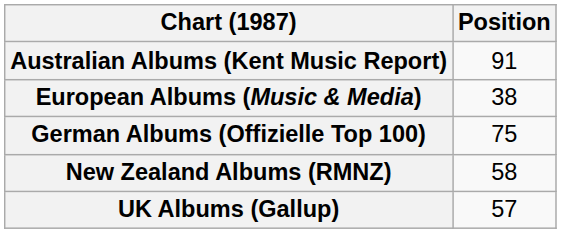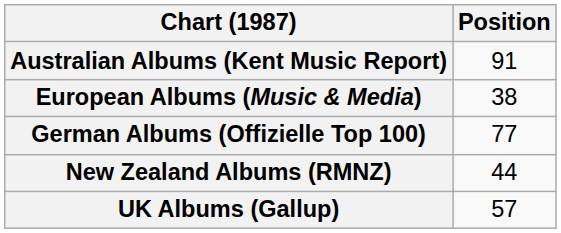(504, 135) 75 -> (504, 135) 77
(504, 172) 58 -> (504, 172) 44
